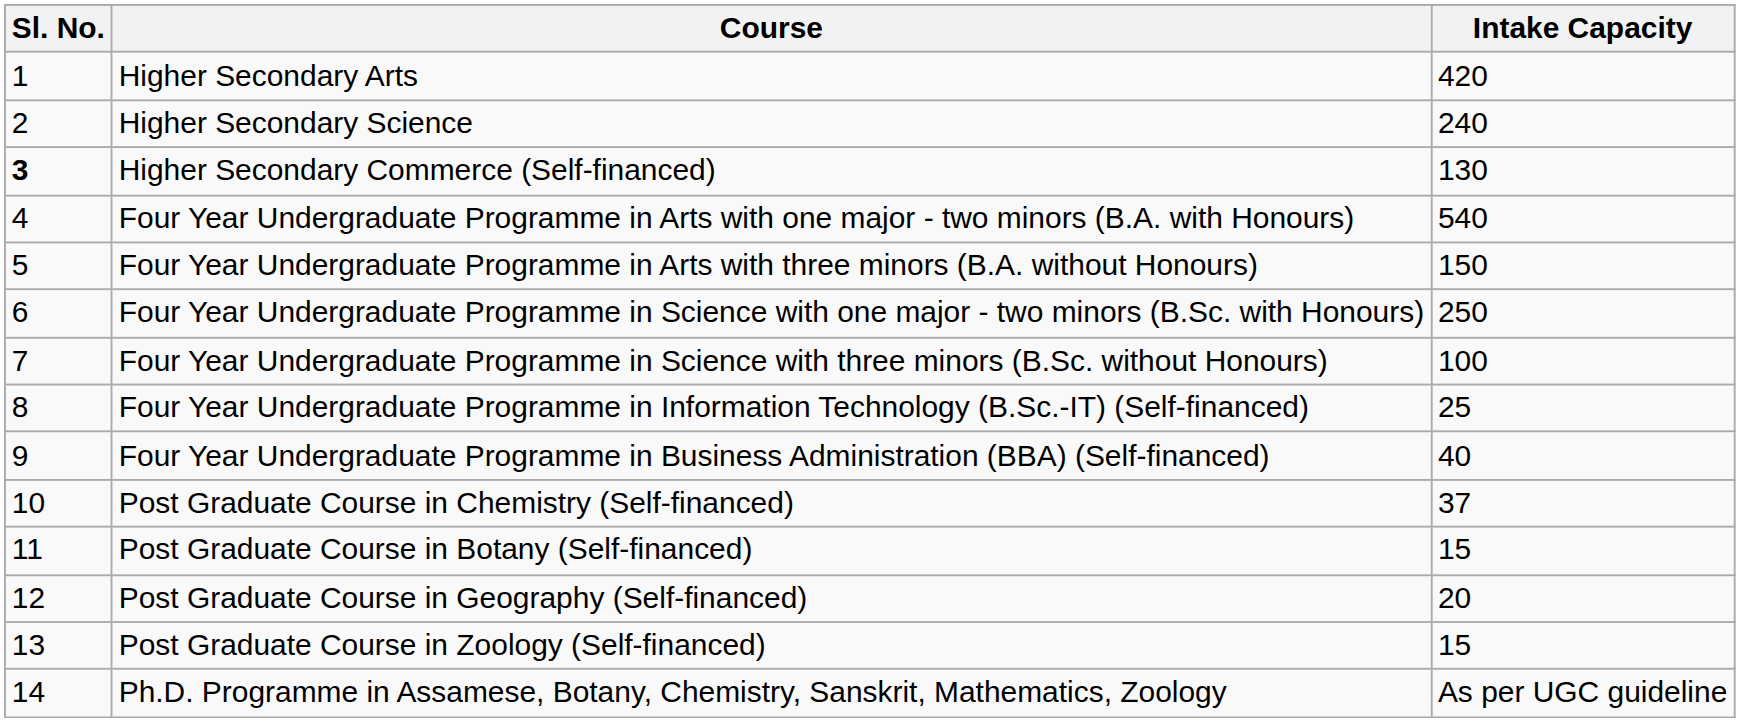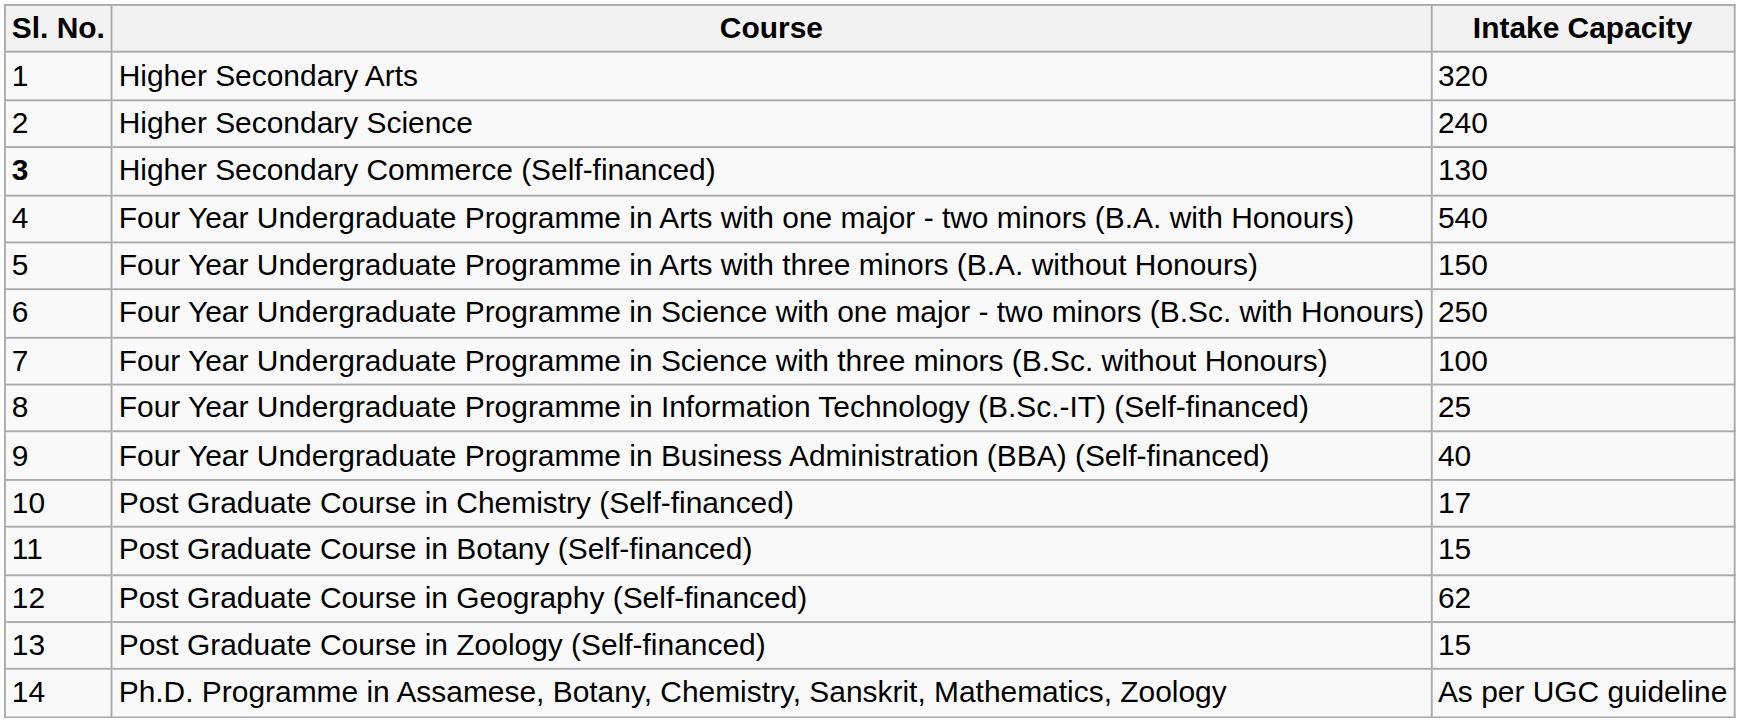(1463, 75) 420 -> (1463, 75) 320
(1455, 502) 37 -> (1455, 502) 17
(1455, 597) 20 -> (1455, 597) 62
